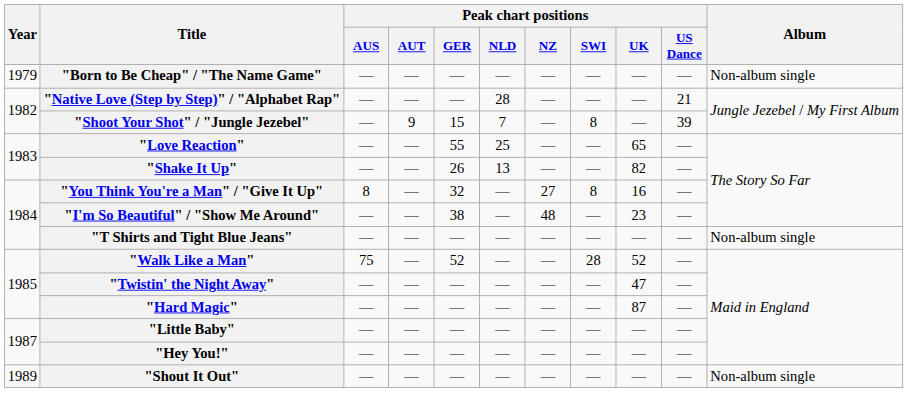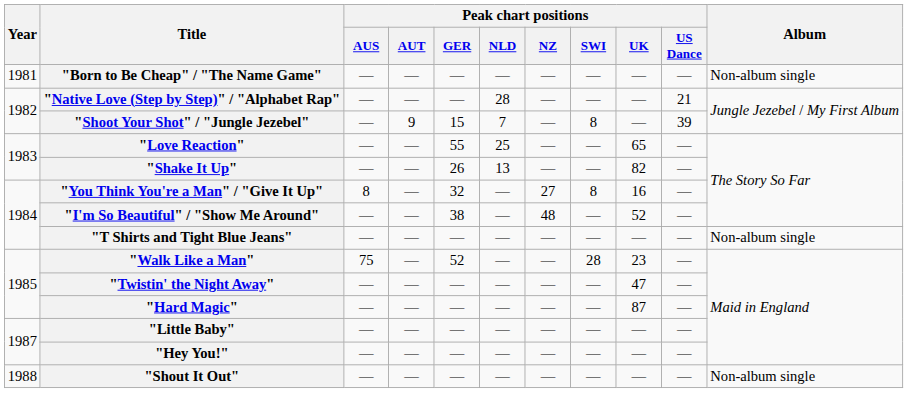(22, 76) 1979 -> (22, 76) 1981
(639, 214) 23 -> (639, 214) 52
(639, 260) 52 -> (639, 260) 23
(22, 376) 1989 -> (22, 376) 1988
